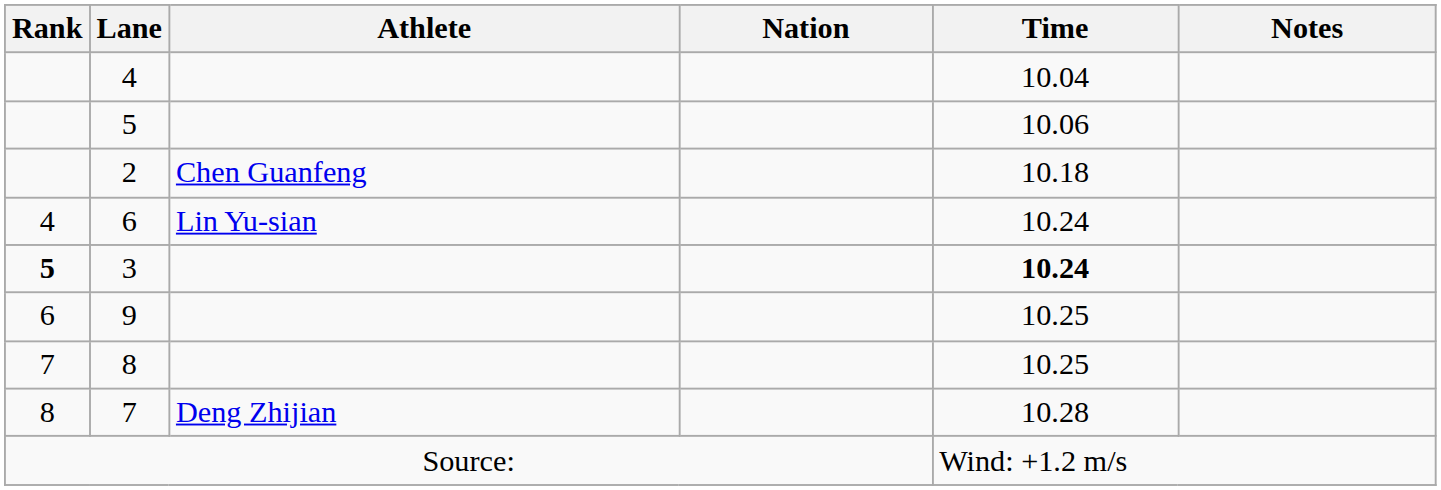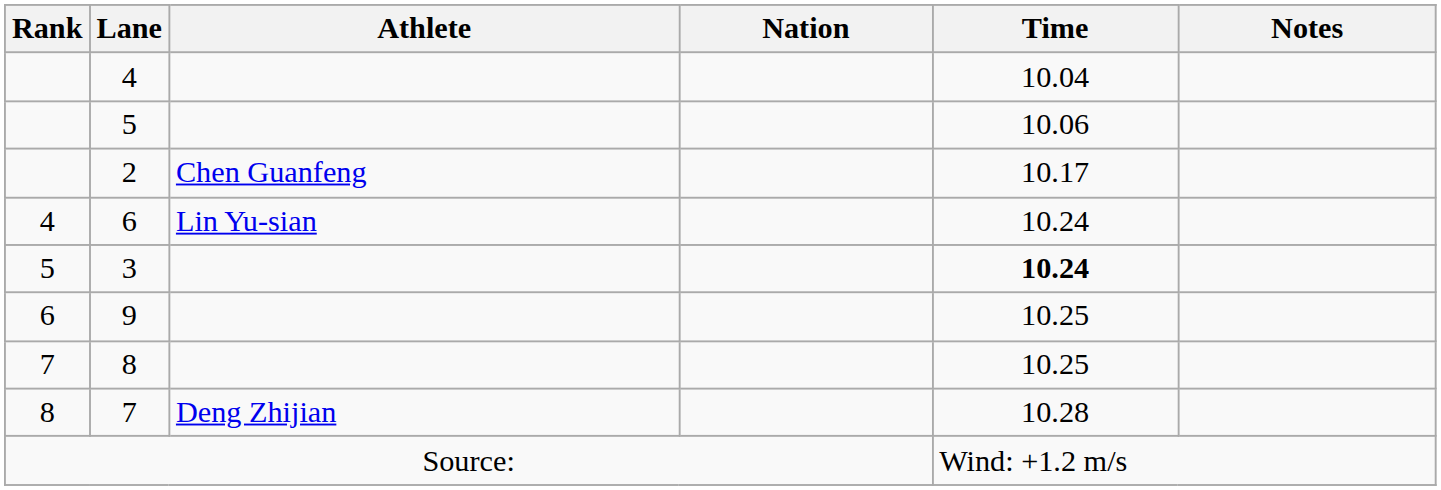(1055, 172) 10.18 -> (1055, 172) 10.17
(47, 268) bold -> (47, 268) normal
